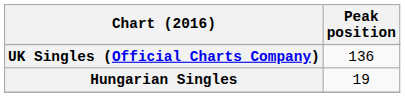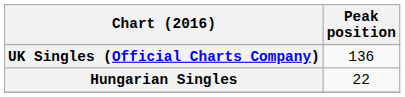(361, 80) 19 -> (361, 80) 22
